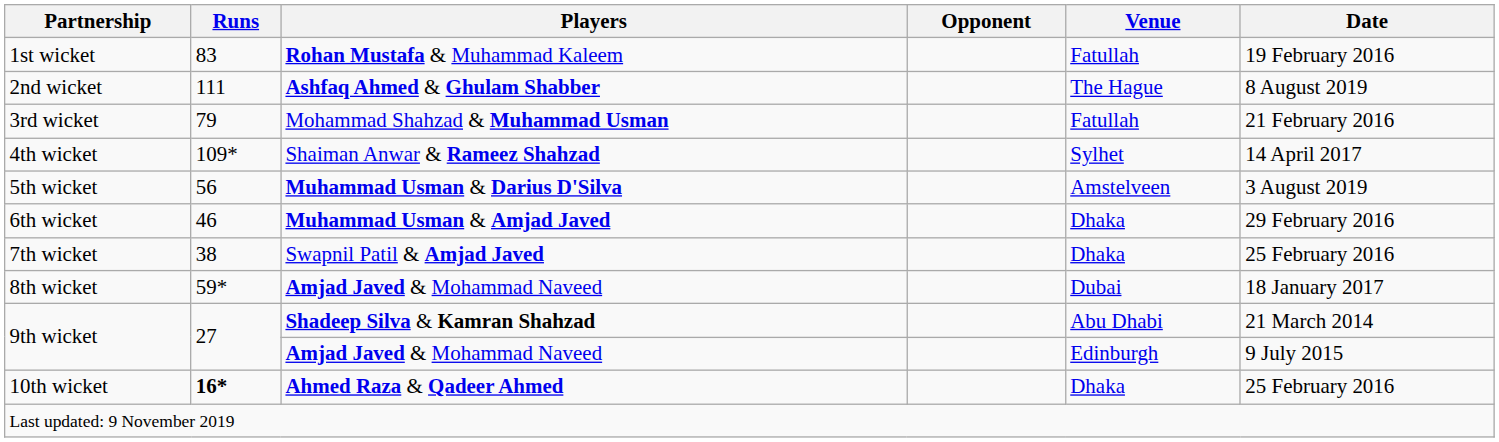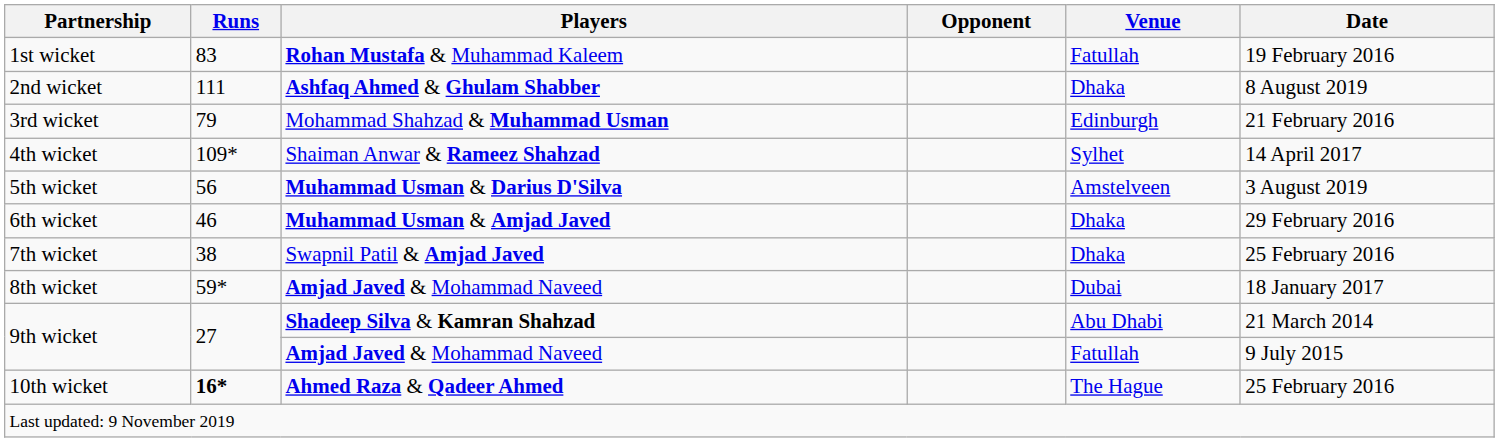(1117, 87) The Hague -> (1098, 87) Dhaka
(1105, 120) Fatullah -> (1114, 120) Edinburgh
(1114, 353) Edinburgh -> (1105, 353) Fatullah
(1098, 386) Dhaka -> (1117, 386) The Hague
